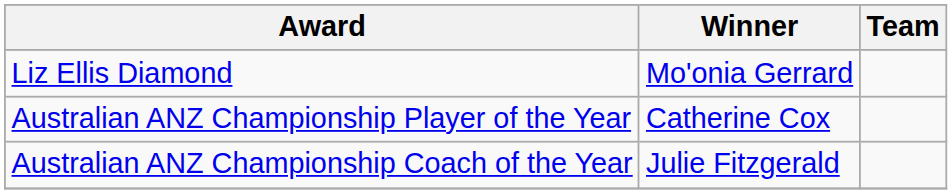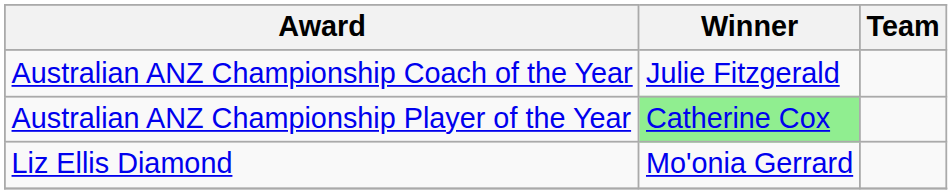rows swapped: (122, 73) <-> (322, 164)
(738, 118) no background -> (738, 118) lightgreen background
